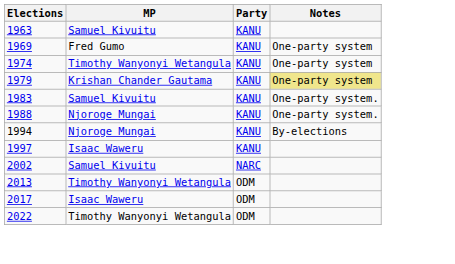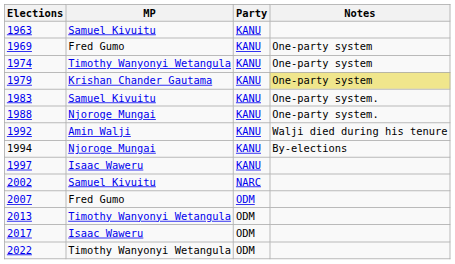+ row: (19, 132)
+ row: (19, 199)
